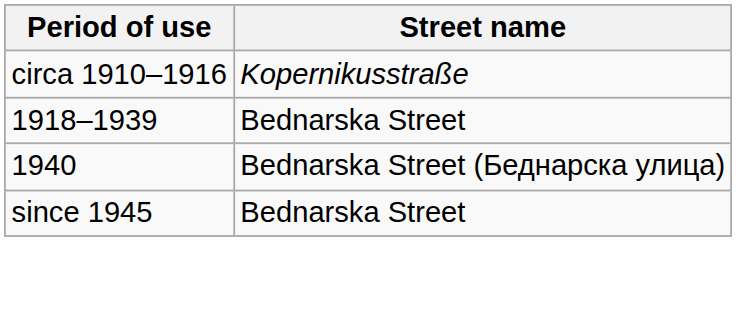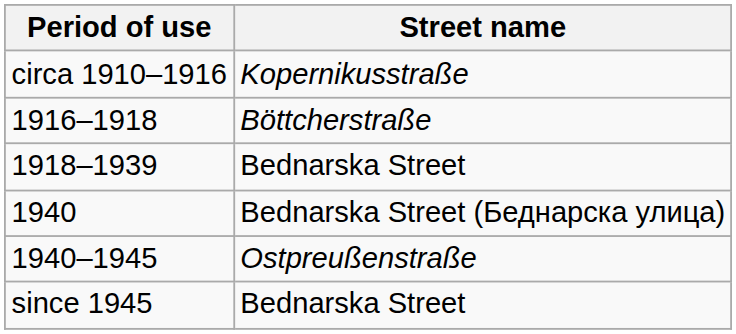+ row: (85, 119)
+ row: (85, 258)
